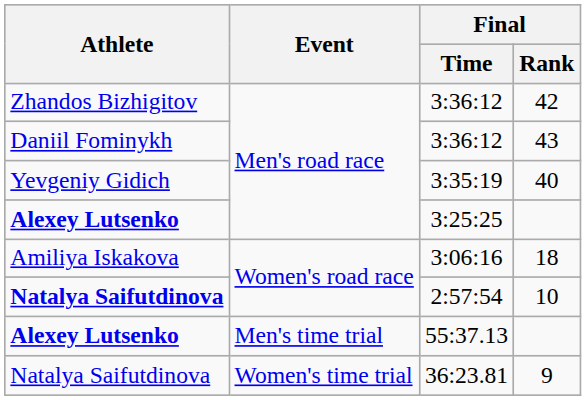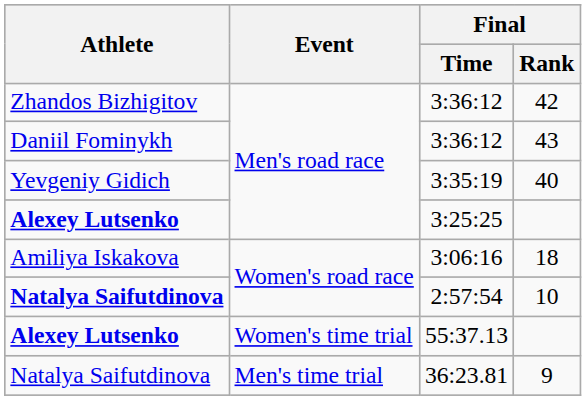(309, 335) Men's time trial -> (324, 335) Women's time trial
(324, 374) Women's time trial -> (309, 374) Men's time trial
